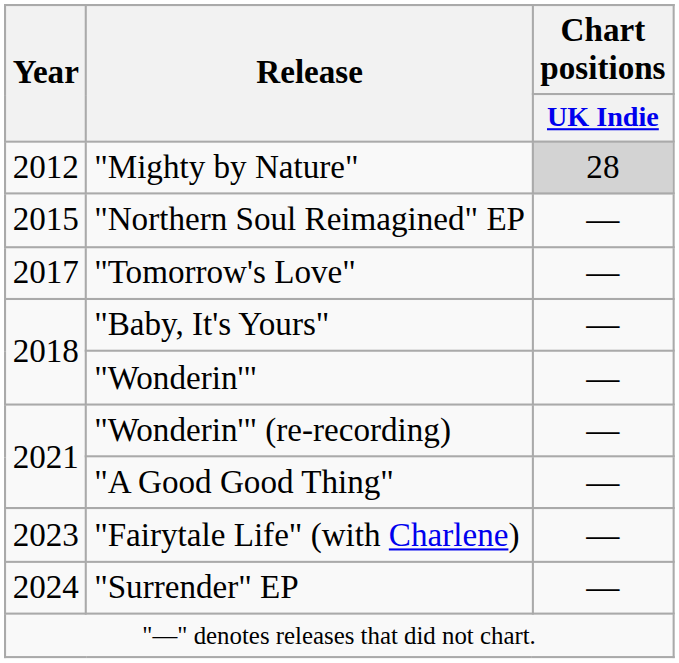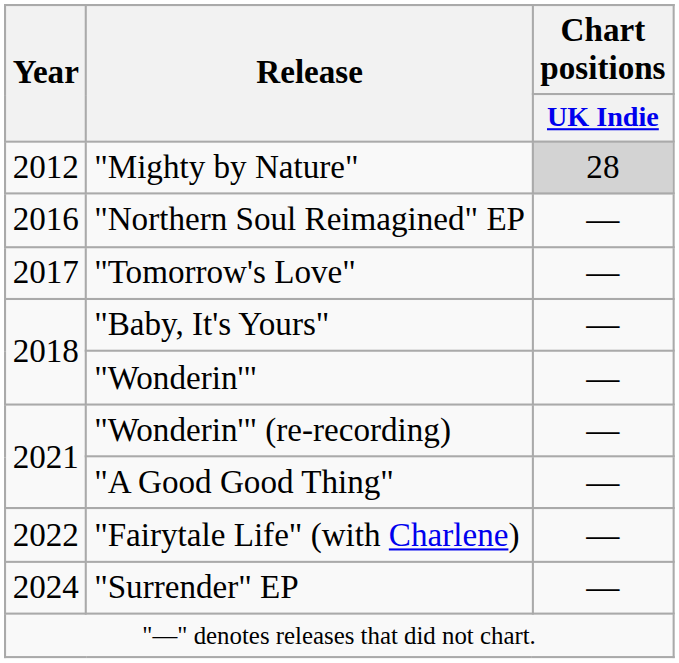(46, 219) 2015 -> (46, 219) 2016
(46, 534) 2023 -> (46, 534) 2022
